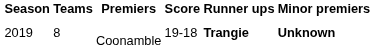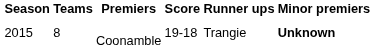(19, 33) 2019 -> (19, 33) 2015
(226, 33) bold -> (225, 33) normal
